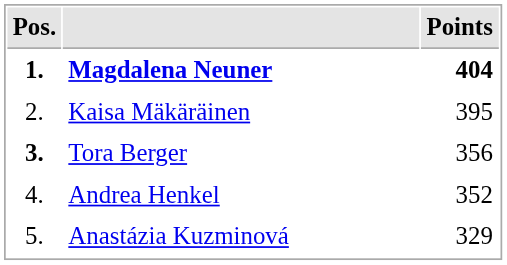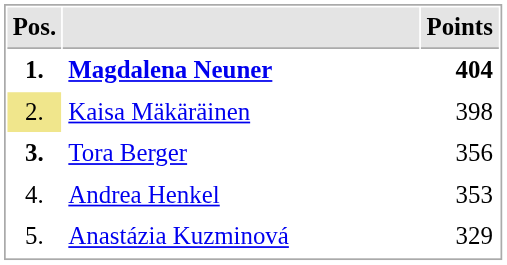(34, 111) no background -> (34, 111) khaki background
(474, 111) 395 -> (474, 111) 398
(474, 194) 352 -> (474, 194) 353
